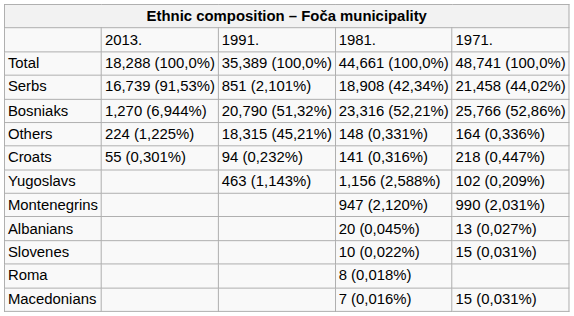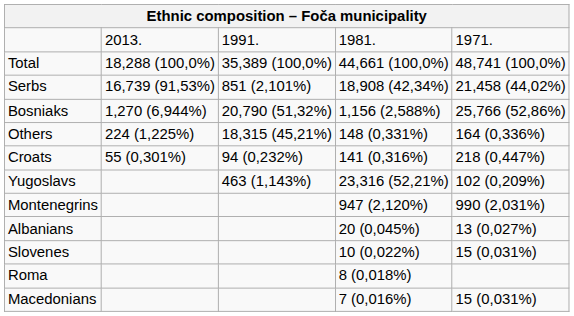(394, 110) 23,316 (52,21%) -> (390, 110) 1,156 (2,588%)
(390, 181) 1,156 (2,588%) -> (394, 181) 23,316 (52,21%)
